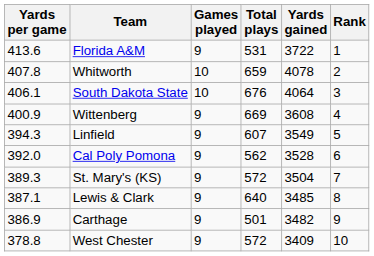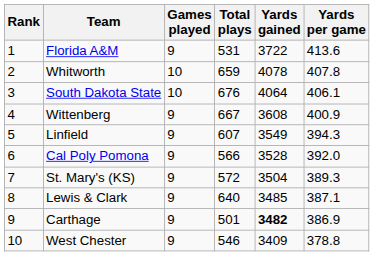columns swapped: (350, 22) <-> (37, 22)
(255, 114) 669 -> (229, 114) 667
(255, 156) 562 -> (229, 156) 566
(299, 219) normal -> (273, 219) bold
(255, 240) 572 -> (229, 240) 546
